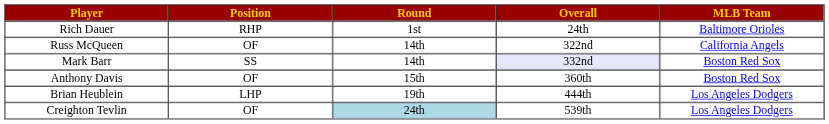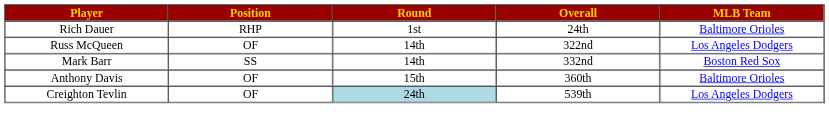(742, 45) California Angels -> (742, 45) Los Angeles Dodgers
(578, 61) lavender background -> (578, 61) no background
(742, 78) Boston Red Sox -> (742, 78) Baltimore Orioles
- row: (87, 94)
